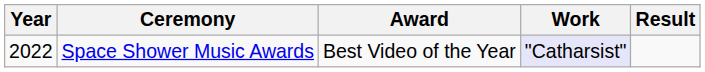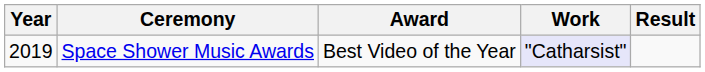(31, 50) 2022 -> (31, 50) 2019
